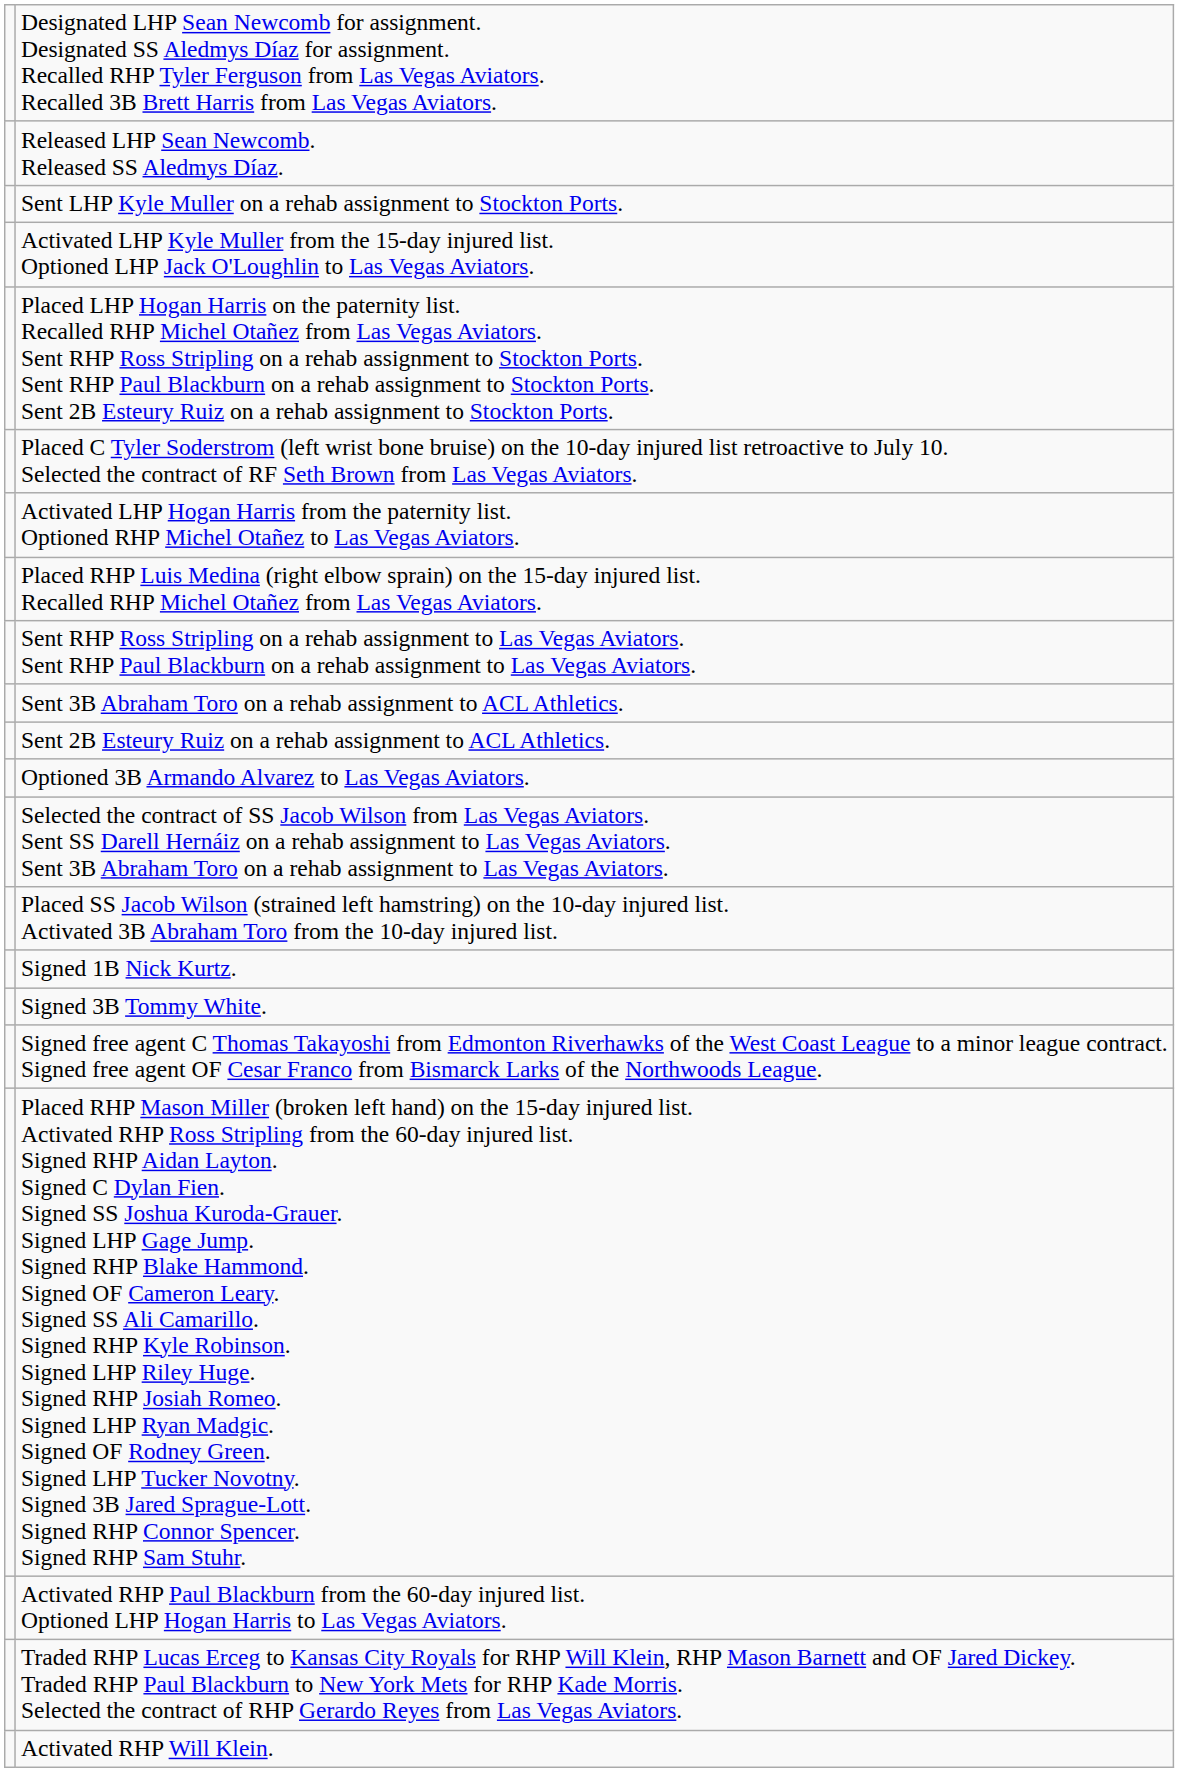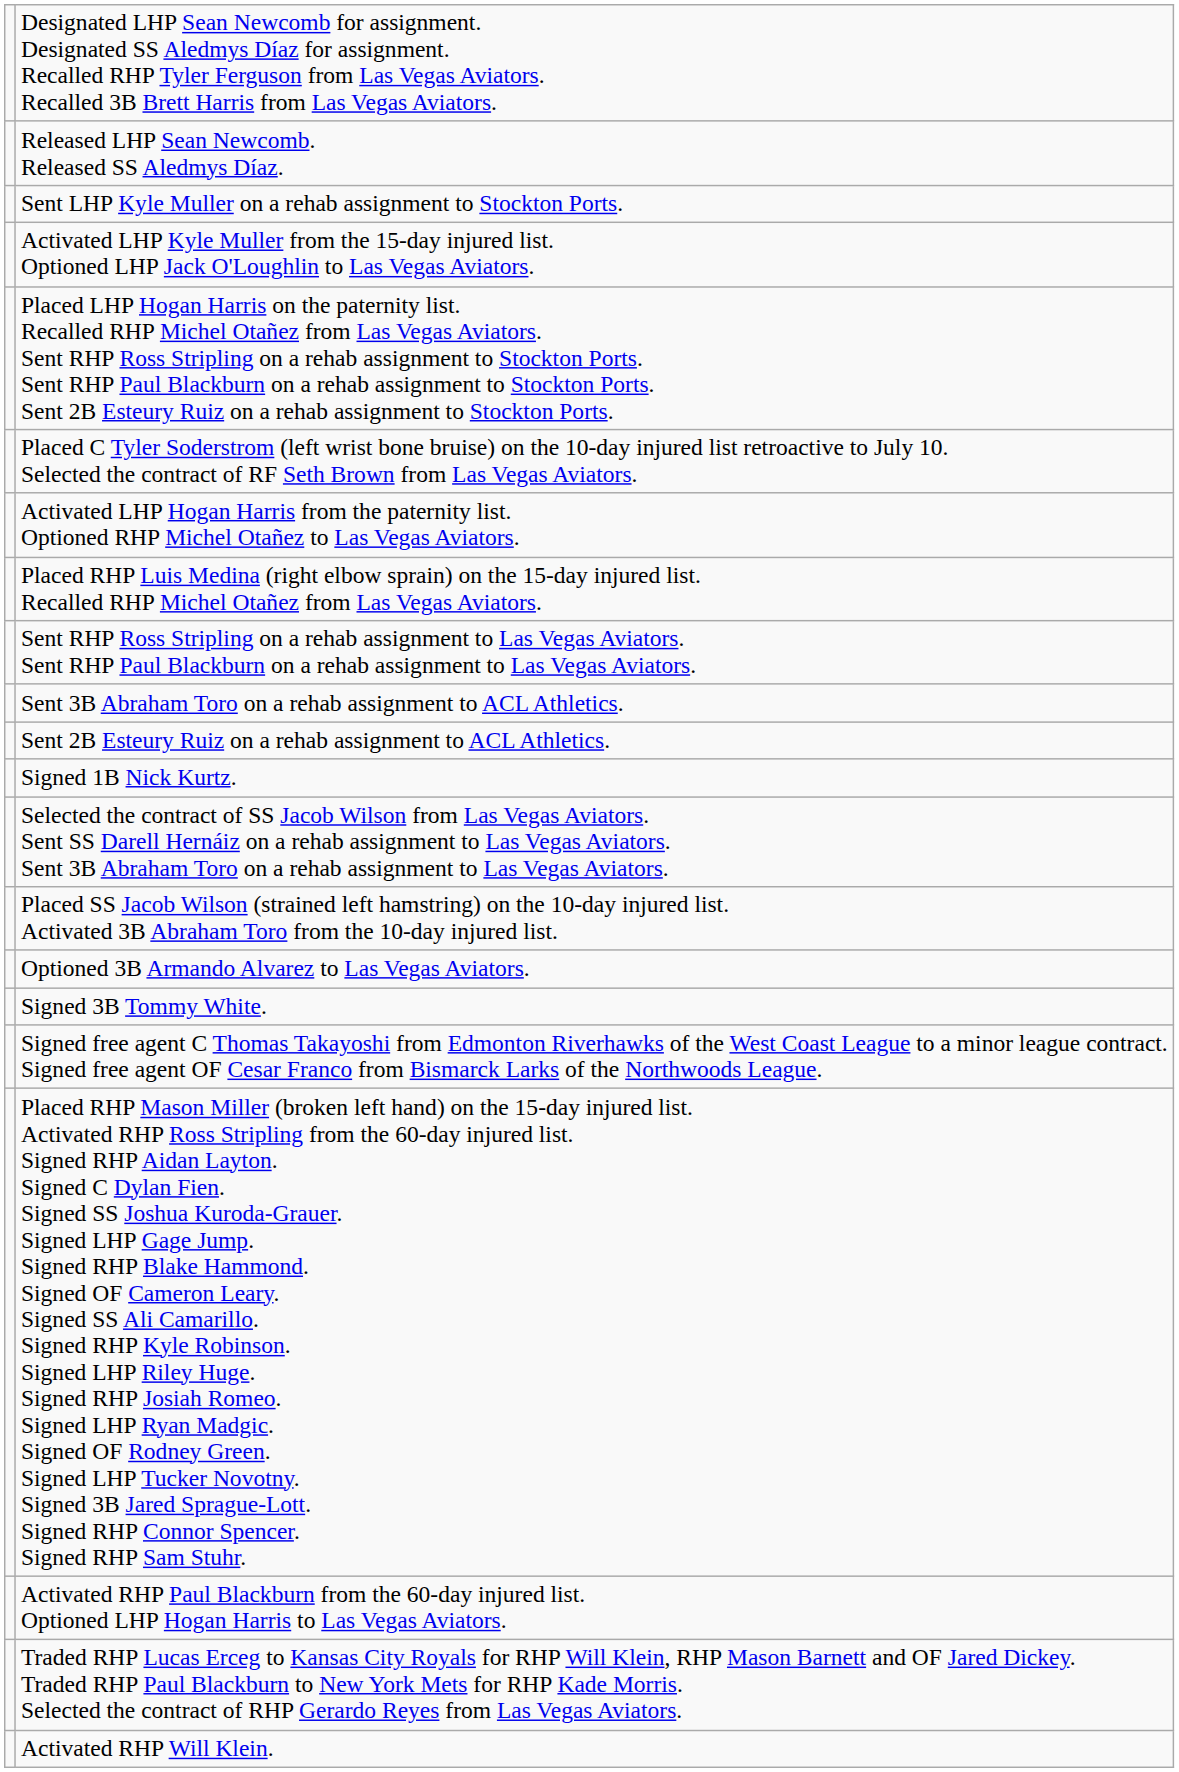rows swapped: (275, 777) <-> (129, 968)
